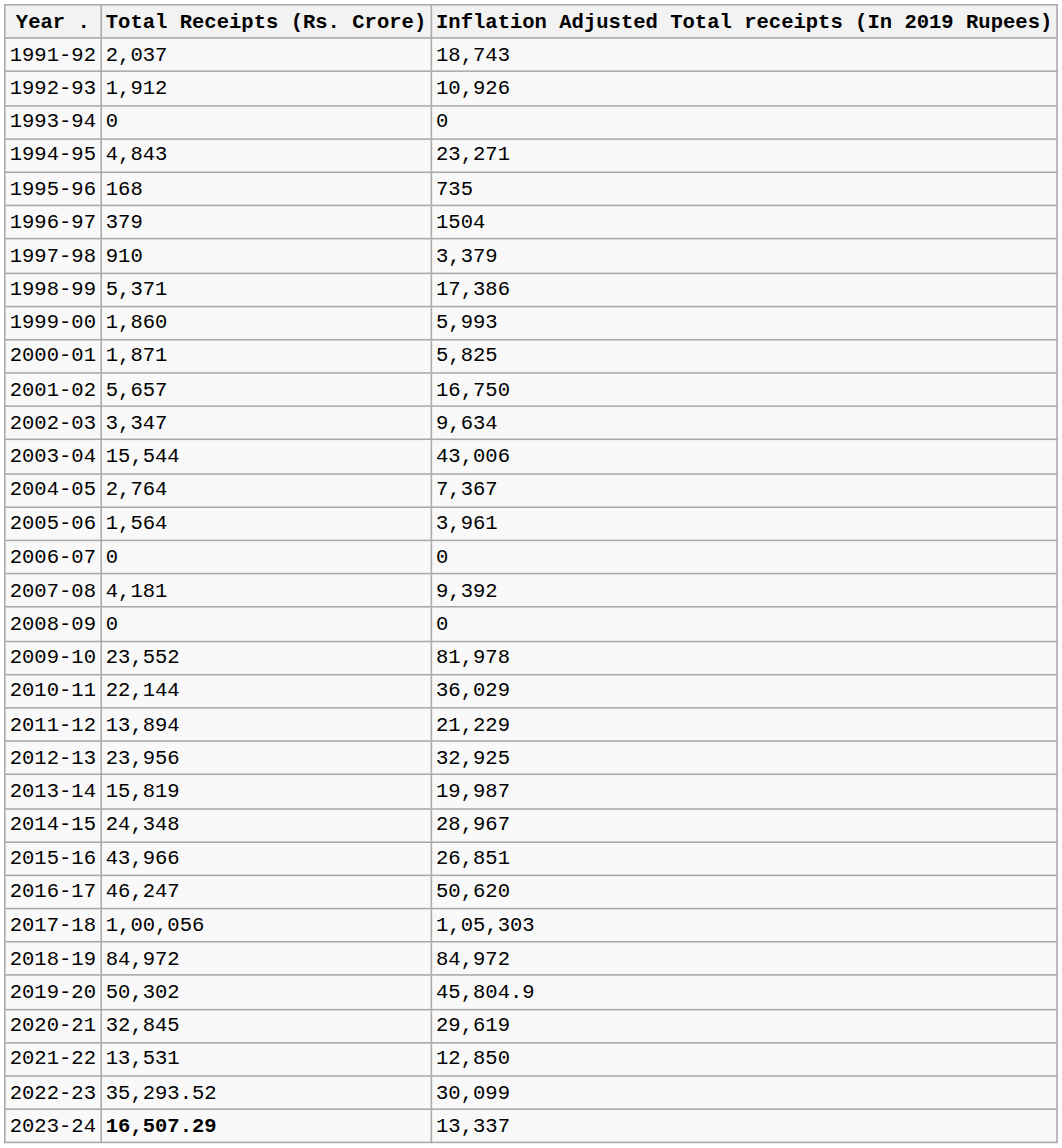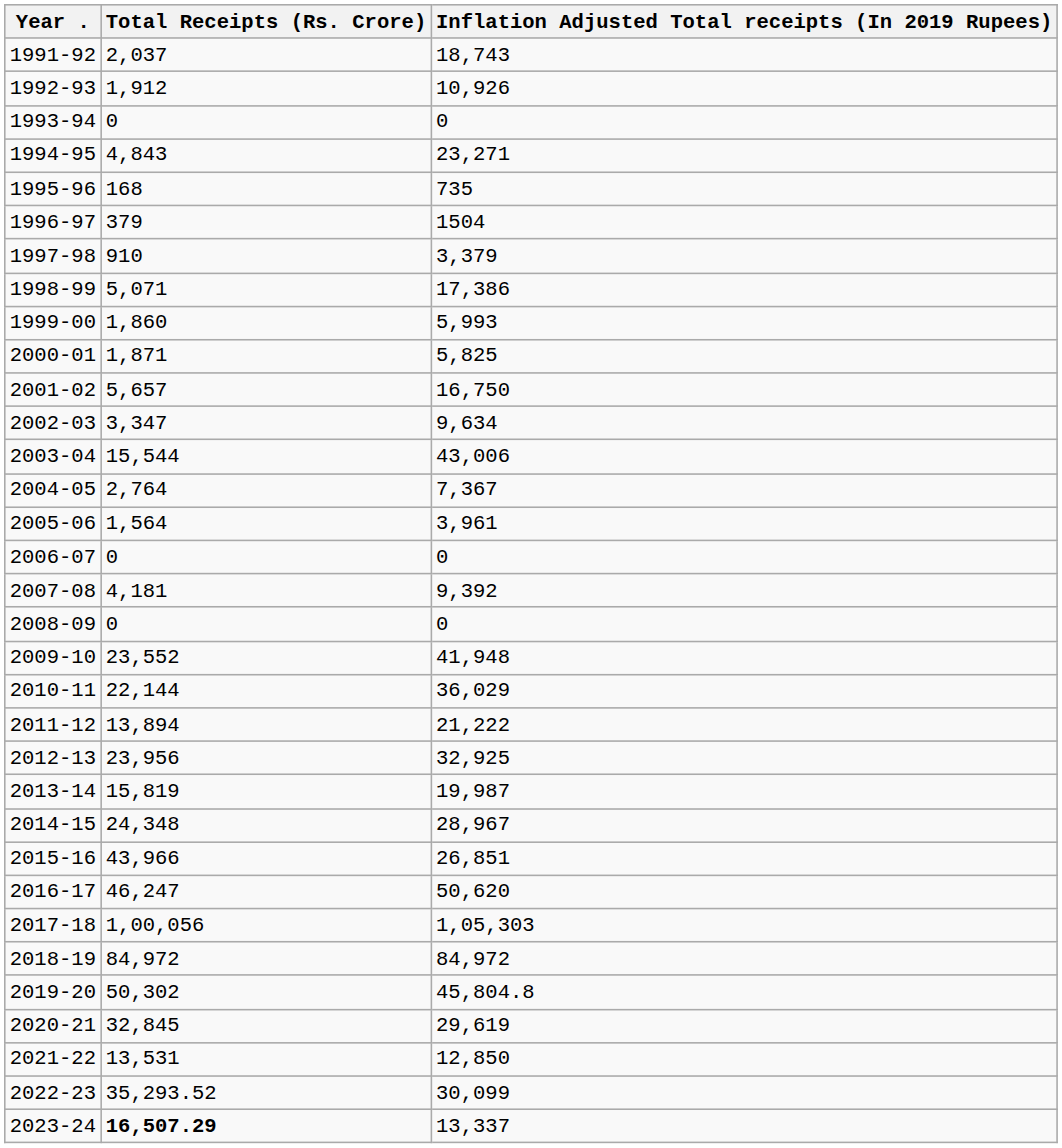(137, 289) 5,371 -> (137, 289) 5,071
(473, 658) 81,978 -> (473, 658) 41,948
(473, 725) 21,229 -> (473, 725) 21,222
(485, 992) 45,804.9 -> (485, 992) 45,804.8
